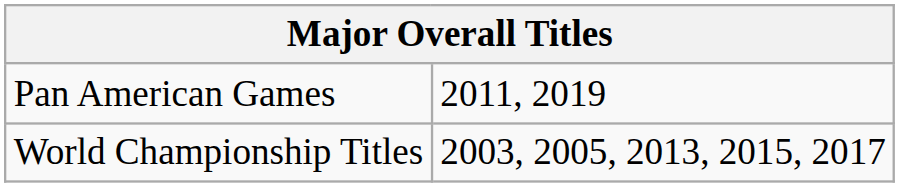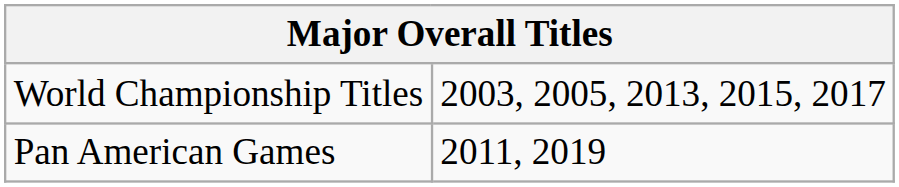rows swapped: (218, 151) <-> (175, 92)
